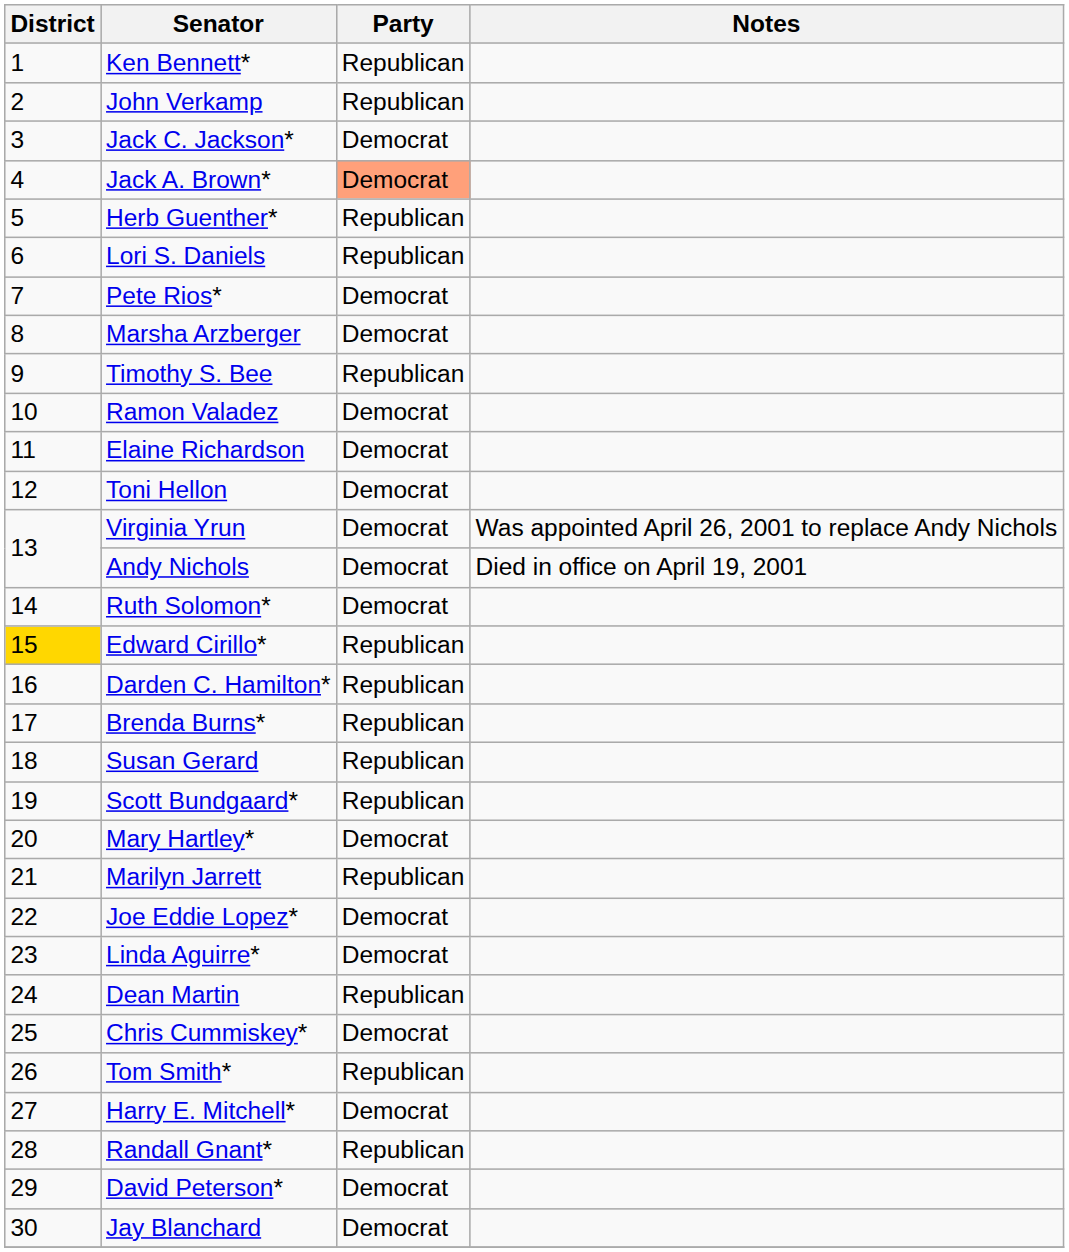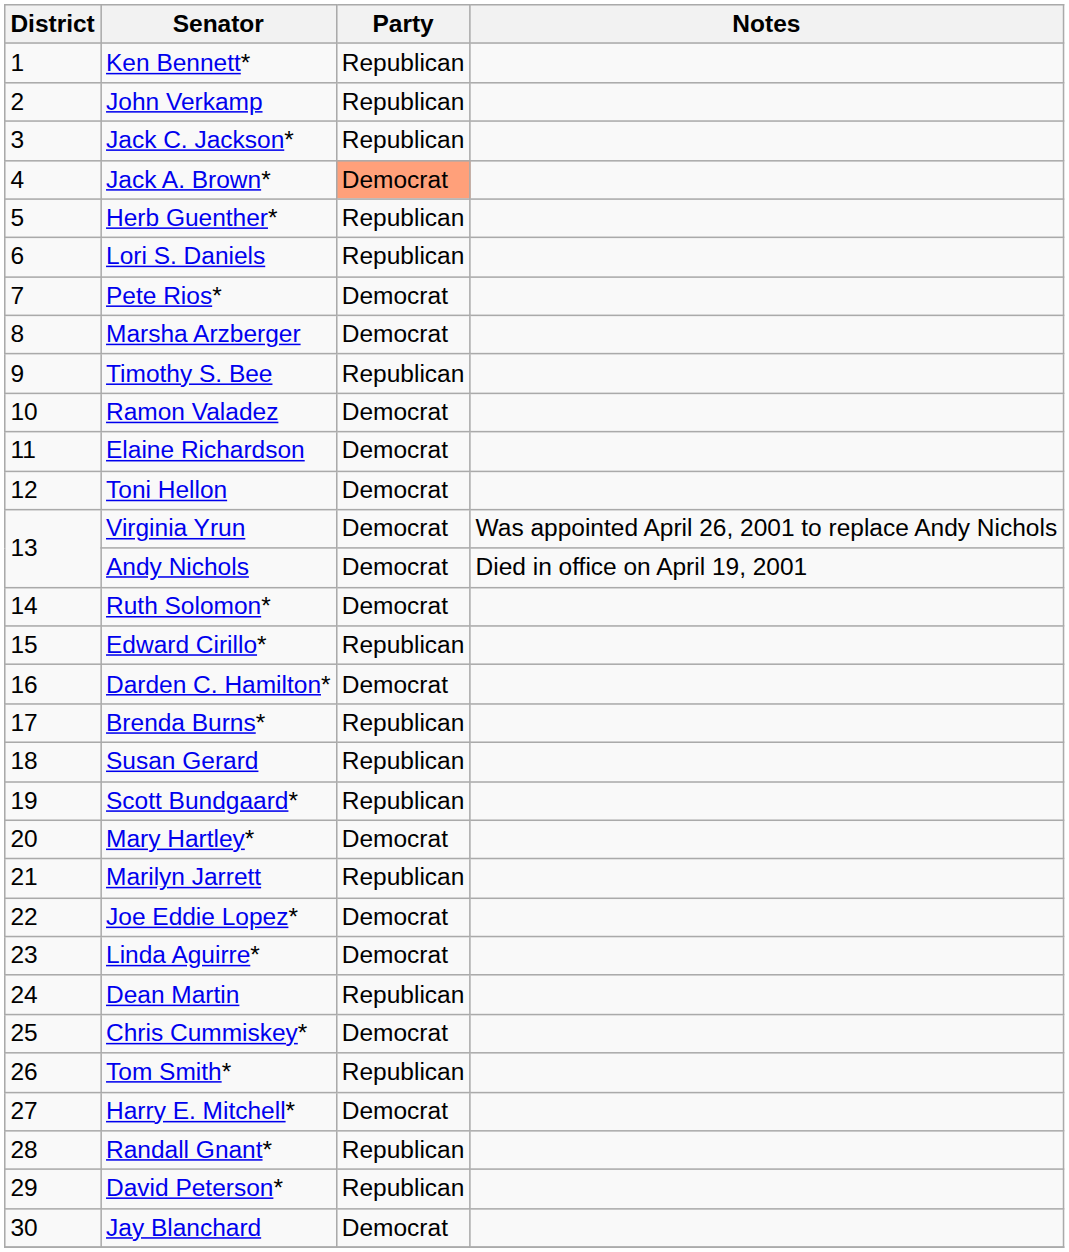(395, 140) Democrat -> (403, 140) Republican
(24, 645) gold background -> (24, 645) no background
(403, 683) Republican -> (395, 683) Democrat
(395, 1188) Democrat -> (403, 1188) Republican
